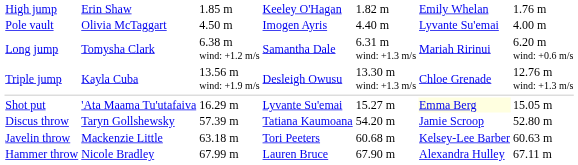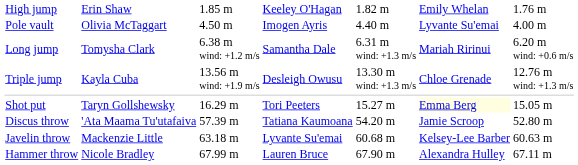(139, 105) 'Ata Maama Tu'utafaiva -> (128, 105) Taryn Gollshewsky
(302, 105) Lyvante Su'emai -> (291, 105) Tori Peeters
(128, 121) Taryn Gollshewsky -> (139, 121) 'Ata Maama Tu'utafaiva
(291, 138) Tori Peeters -> (302, 138) Lyvante Su'emai
